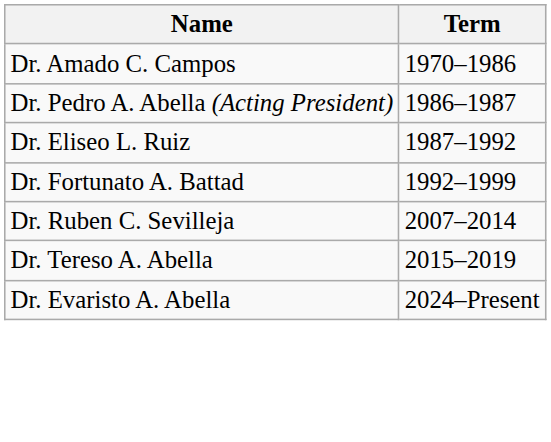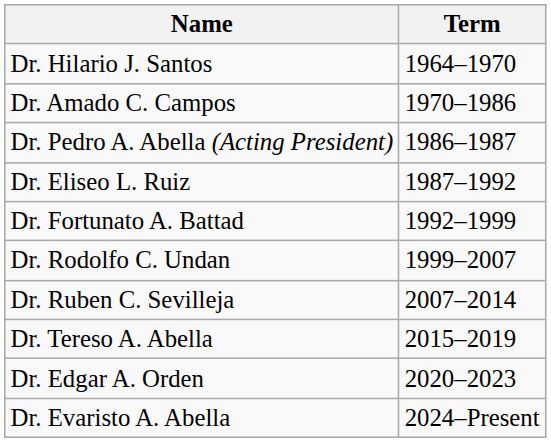+ row: (111, 63)
+ row: (120, 260)
+ row: (107, 378)
